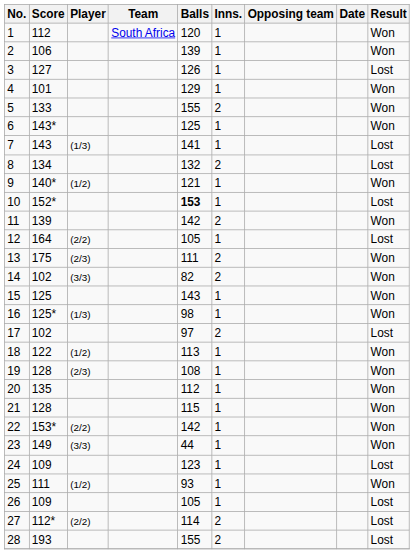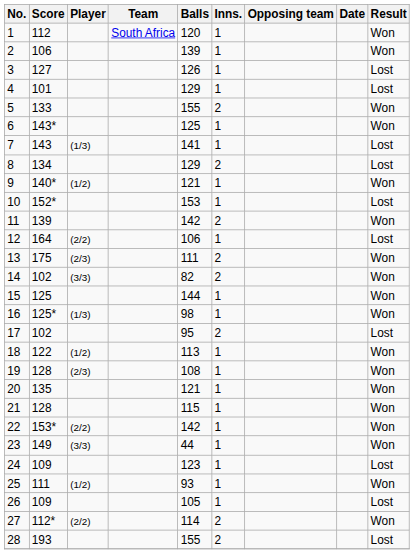(383, 89) Won -> (382, 89) Lost
(191, 164) 132 -> (191, 164) 129
(191, 202) bold -> (191, 202) normal
(191, 239) 105 -> (191, 239) 106
(191, 295) 143 -> (191, 295) 144
(187, 333) 97 -> (187, 333) 95
(190, 389) 112 -> (191, 389) 121
(382, 521) Lost -> (383, 521) Won
